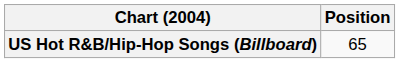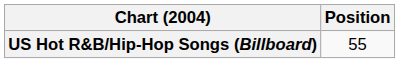(358, 44) 65 -> (358, 44) 55
